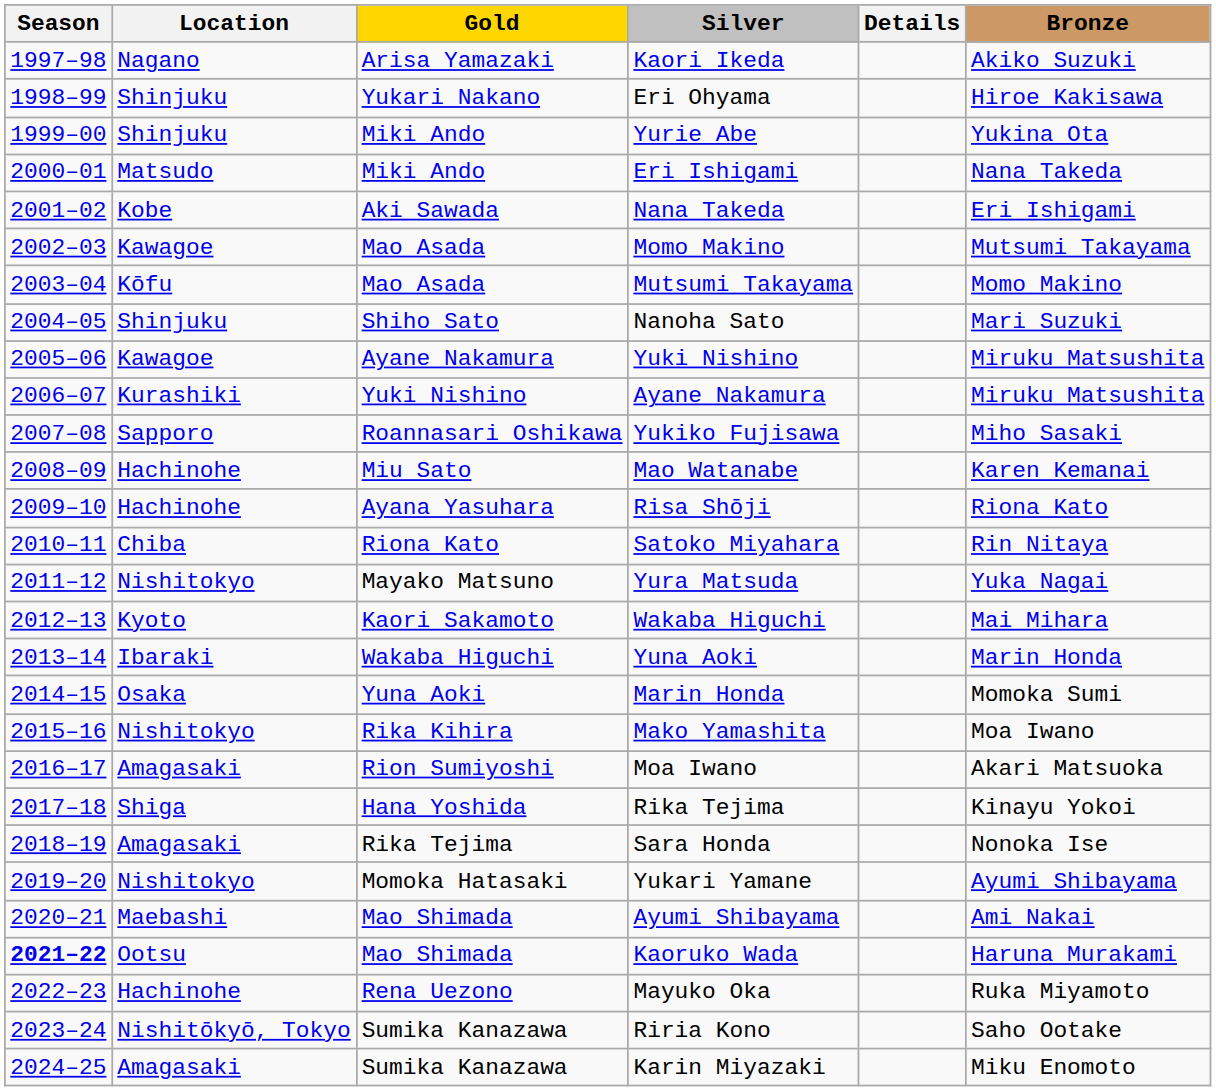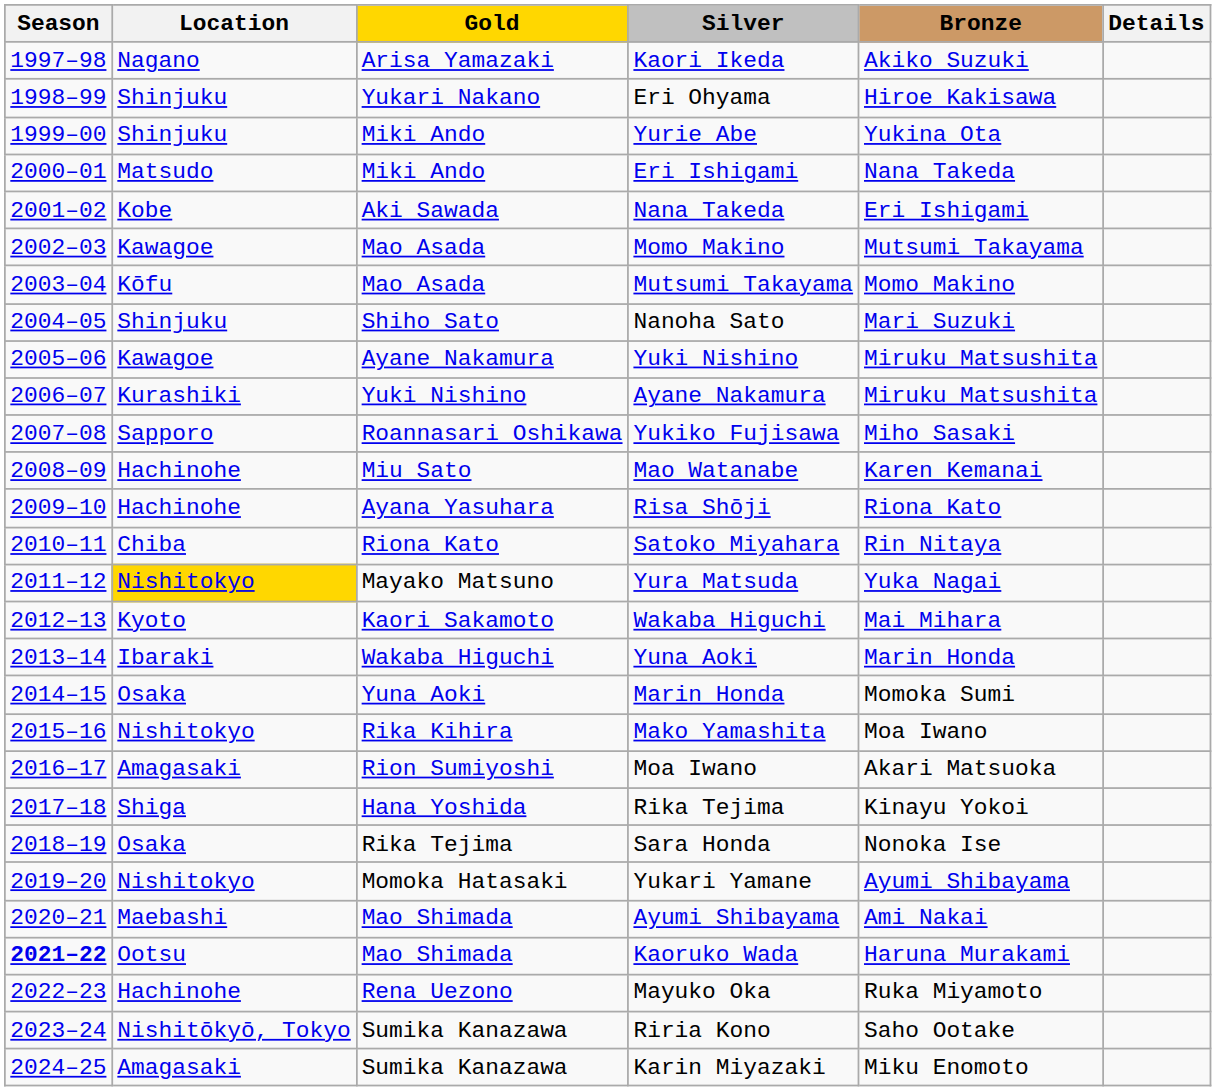columns swapped: (1088, 24) <-> (912, 24)
(186, 583) no background -> (186, 583) gold background
(179, 844) Amagasaki -> (152, 844) Osaka
